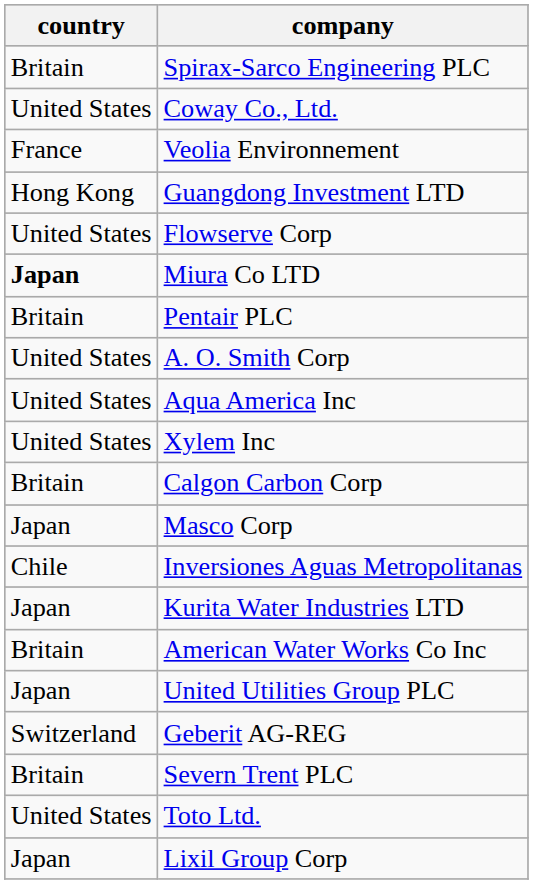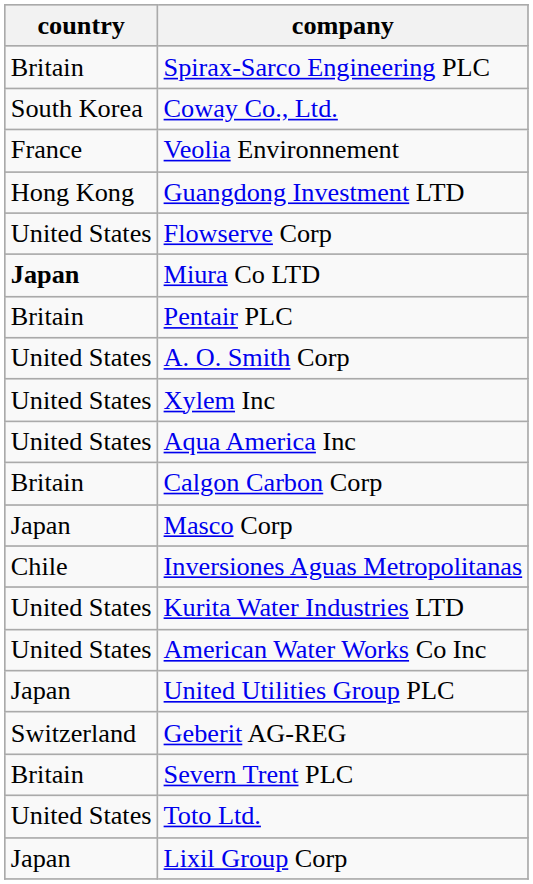(81, 108) United States -> (77, 108) South Korea
rows swapped: (219, 441) <-> (260, 399)
(41, 607) Japan -> (81, 607) United States
(47, 649) Britain -> (81, 649) United States
